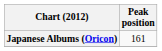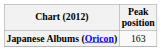(138, 38) 161 -> (138, 38) 163
